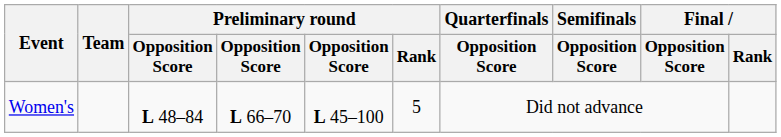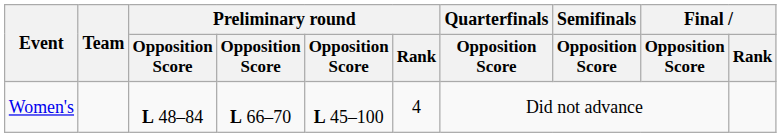(416, 107) 5 -> (416, 107) 4
